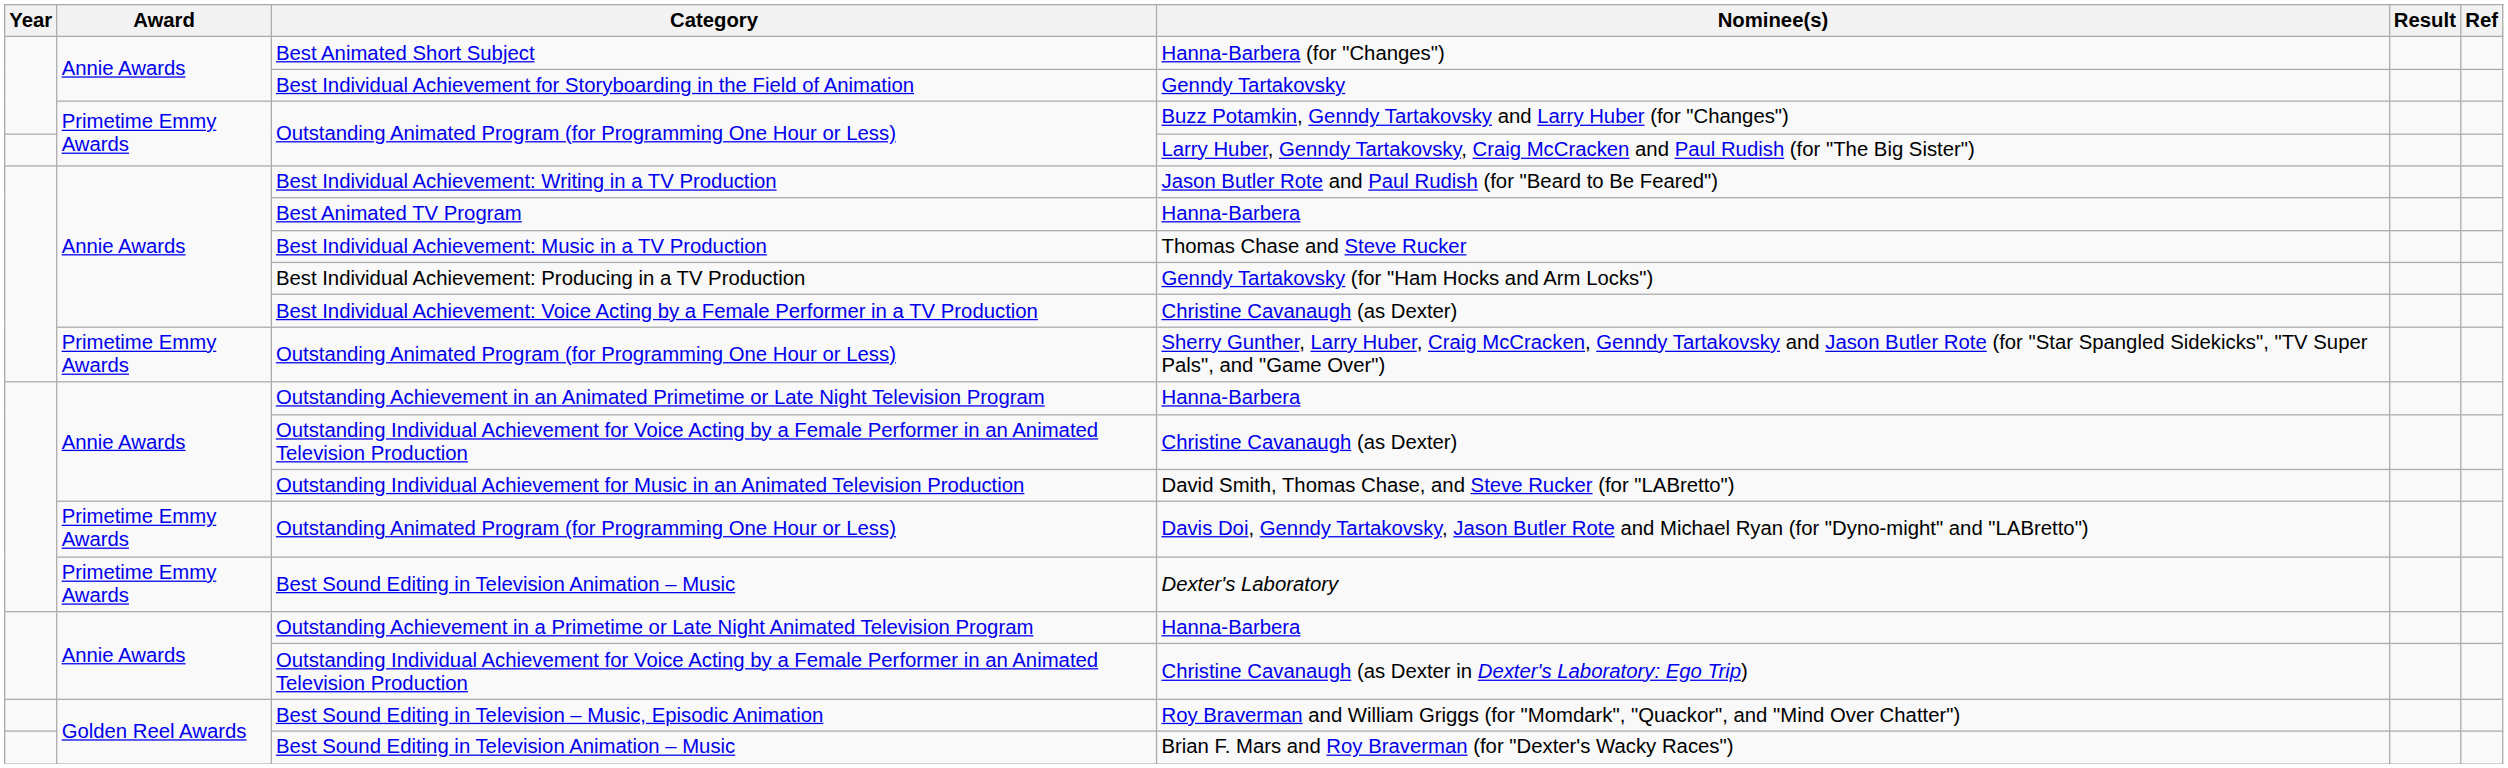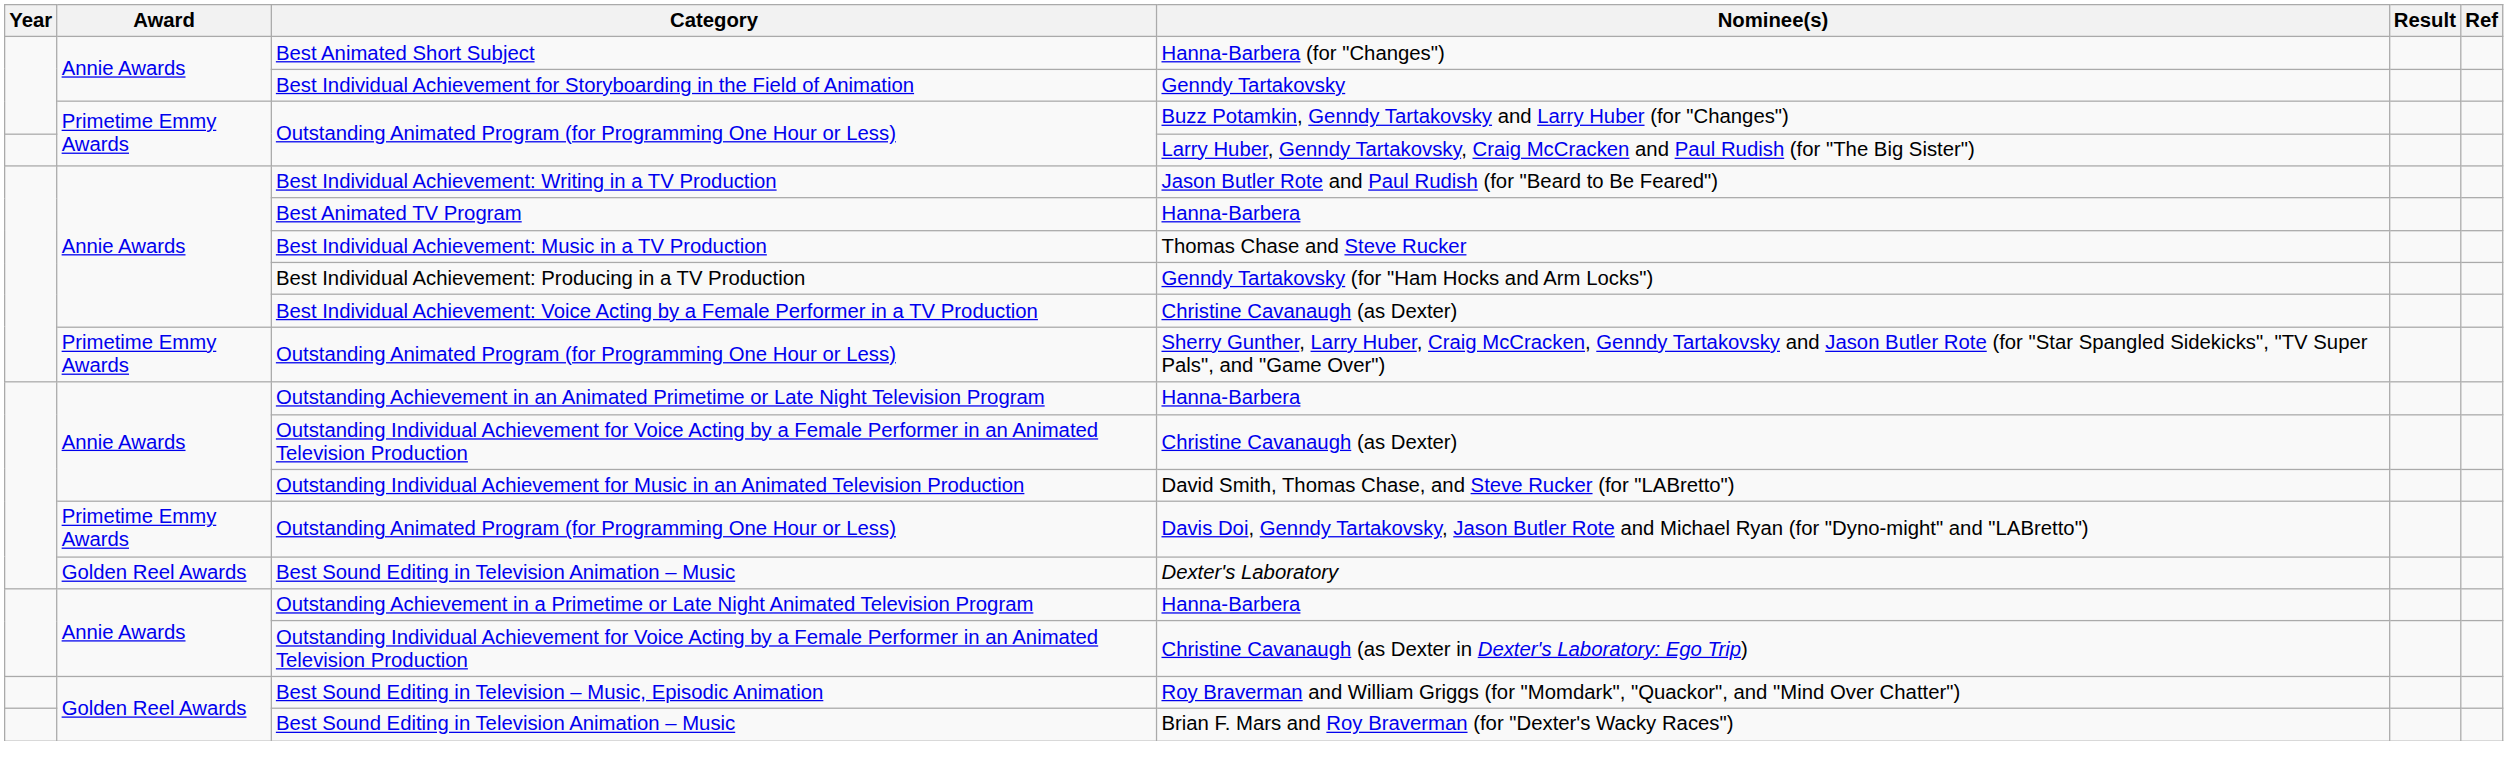(139, 584) Primetime Emmy Awards -> (154, 572) Golden Reel Awards
